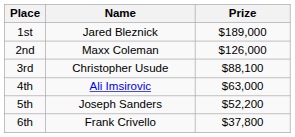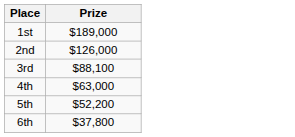- column: (120, 13)
